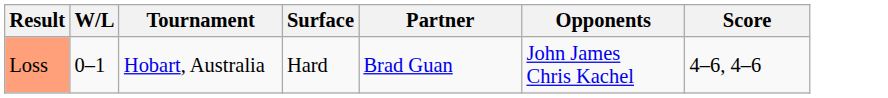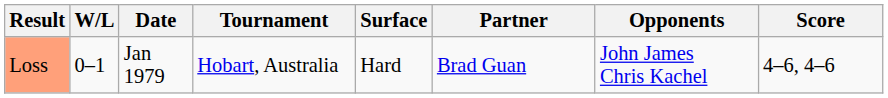+ column: (156, 20)
